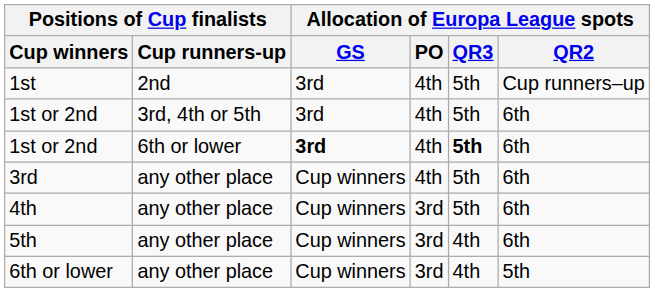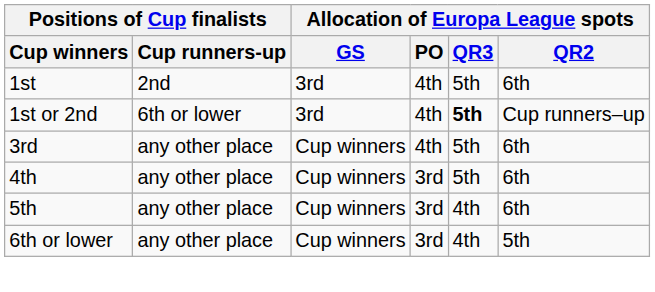(574, 83) Cup runners–up -> (516, 83) 6th
- row: (53, 114)
(311, 146) bold -> (310, 114) normal
(516, 146) 6th -> (574, 114) Cup runners–up
